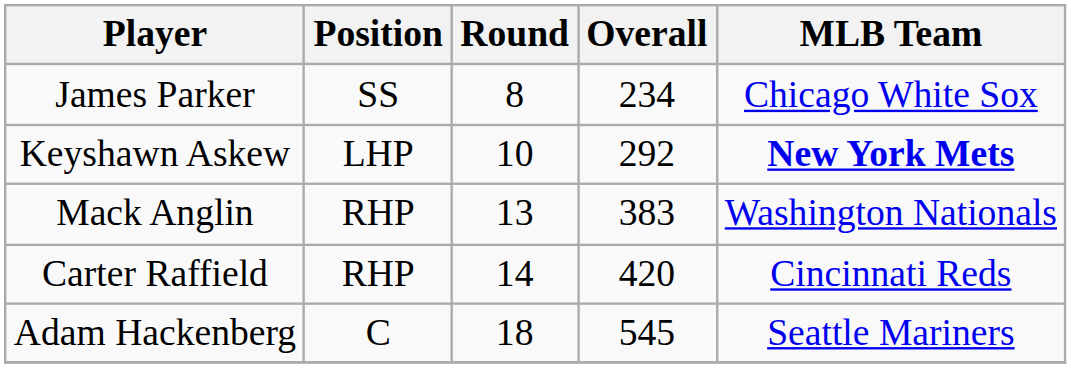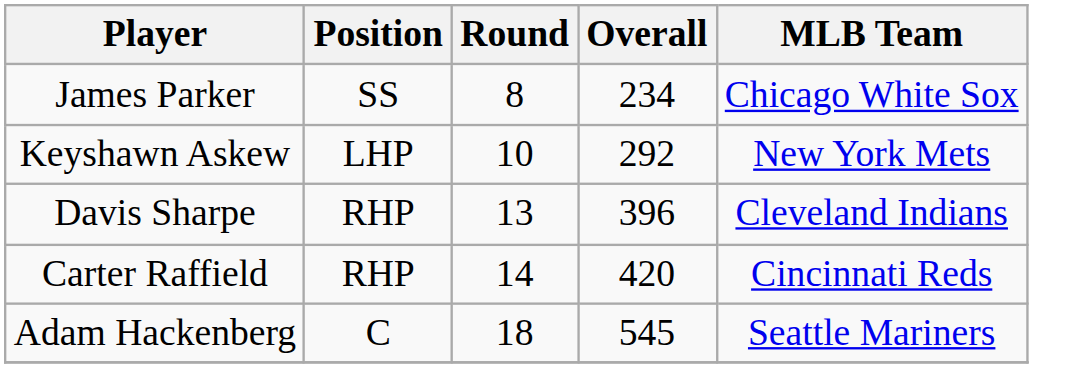(891, 153) bold -> (872, 153) normal
- row: (155, 213)
+ row: (155, 213)
